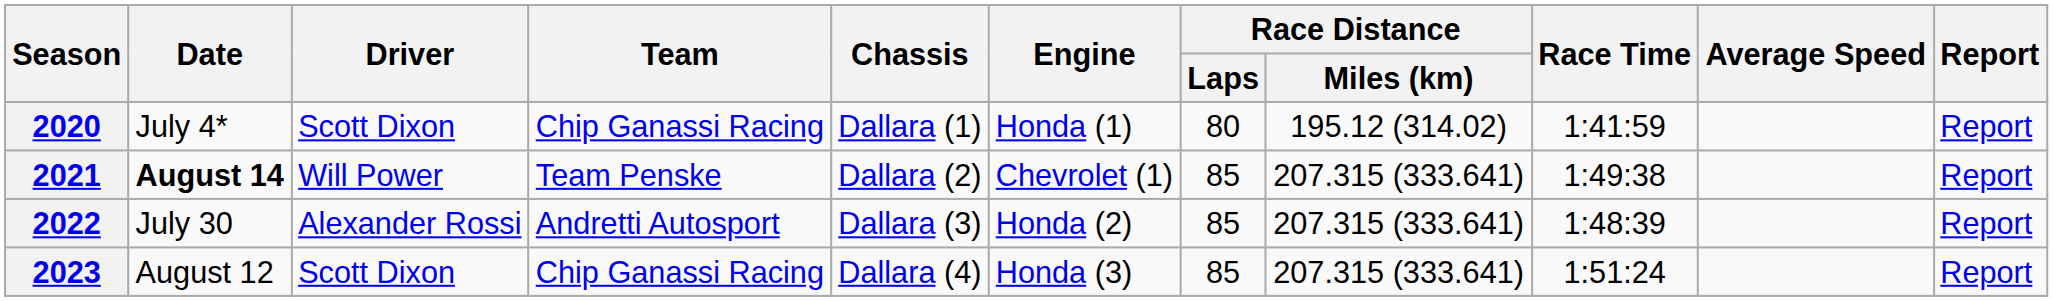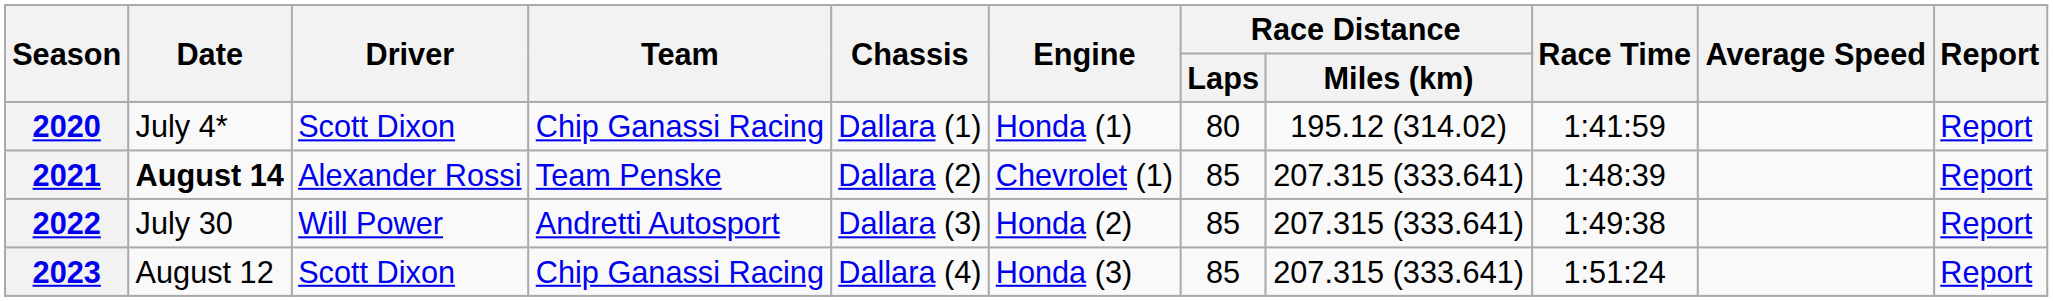(371, 175) Will Power -> (410, 175) Alexander Rossi
(1615, 175) 1:49:38 -> (1615, 175) 1:48:39
(410, 224) Alexander Rossi -> (371, 224) Will Power
(1615, 224) 1:48:39 -> (1615, 224) 1:49:38
